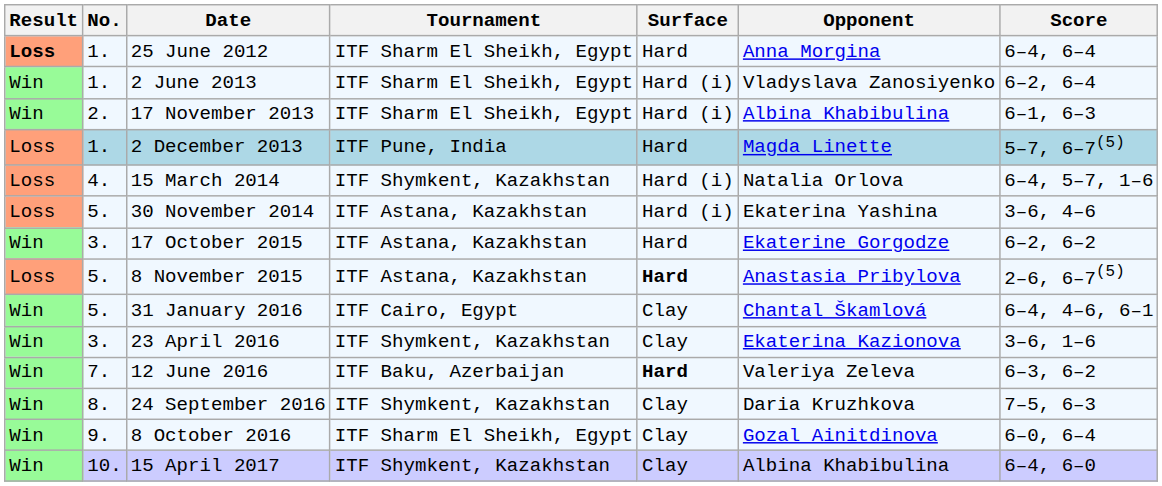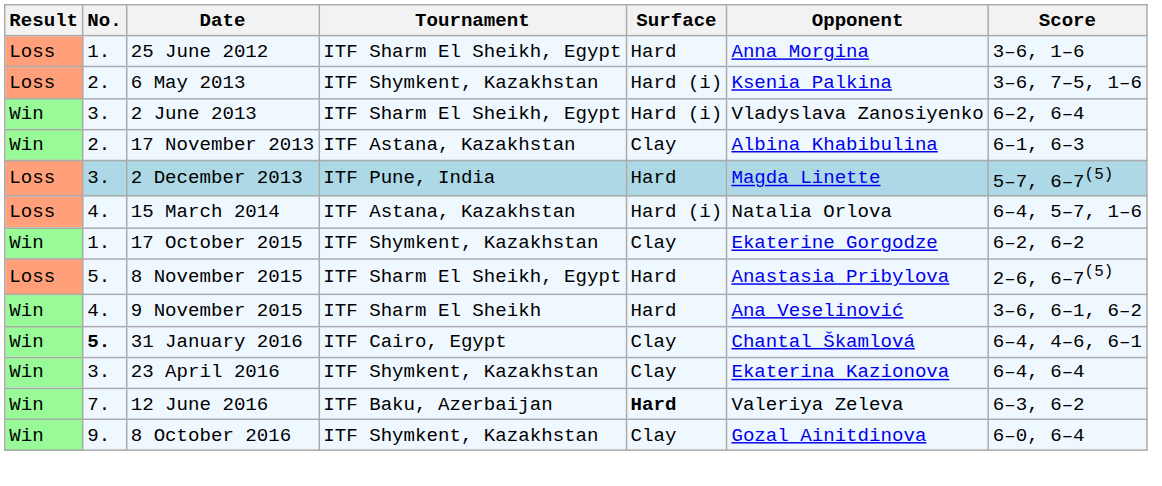(32, 51) bold -> (32, 51) normal
(1050, 51) 6–4, 6–4 -> (1039, 51) 3–6, 1–6
+ row: (188, 83)
(99, 83) 1. -> (99, 114) 3.
(484, 114) ITF Sharm El Sheikh, Egypt -> (449, 145) ITF Astana, Kazakhstan
(688, 114) Hard (i) -> (654, 145) Clay
(99, 147) 1. -> (99, 178) 3.
(472, 181) ITF Shymkent, Kazakhstan -> (449, 212) ITF Astana, Kazakhstan
- row: (222, 212)
(99, 243) 3. -> (99, 243) 1.
(461, 243) ITF Astana, Kazakhstan -> (461, 243) ITF Shymkent, Kazakhstan
(665, 243) Hard -> (654, 243) Clay
(461, 277) ITF Astana, Kazakhstan -> (472, 277) ITF Sharm El Sheikh, Egypt
(665, 277) bold -> (654, 277) normal
+ row: (217, 310)
(99, 310) normal -> (99, 342) bold
(1050, 342) 3–6, 1–6 -> (1039, 373) 6–4, 6–4
- row: (228, 404)
(484, 435) ITF Sharm El Sheikh, Egypt -> (461, 435) ITF Shymkent, Kazakhstan
- row: (205, 466)
